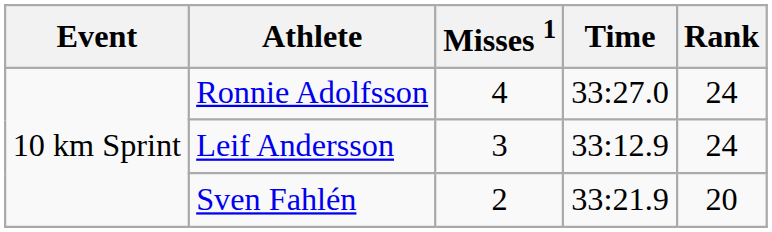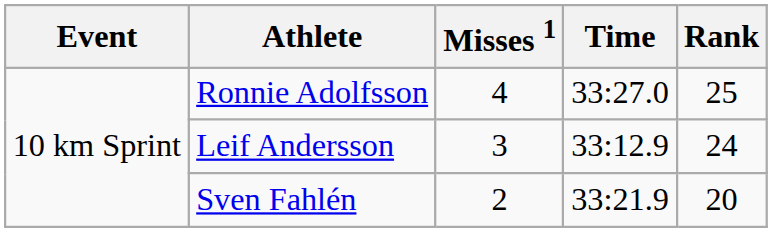(722, 93) 24 -> (722, 93) 25
